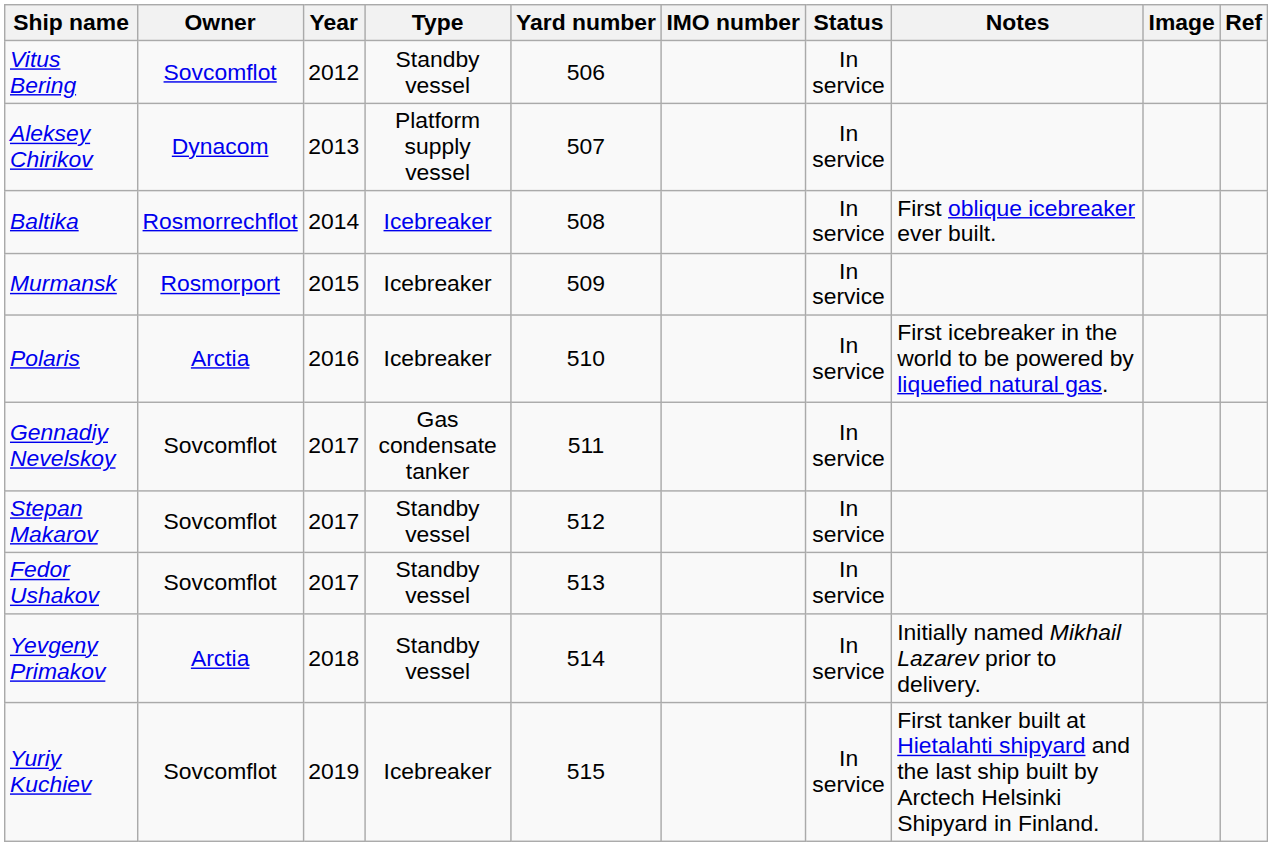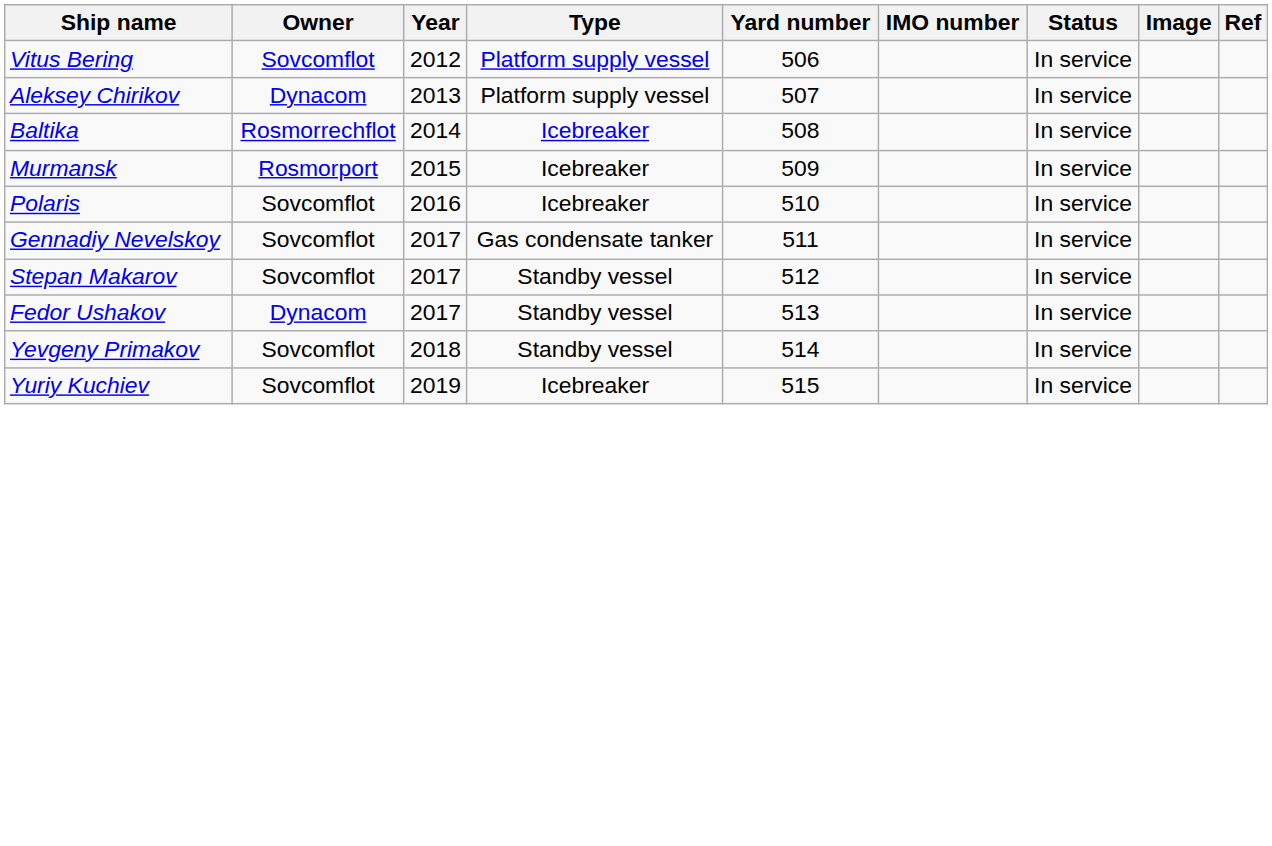- column: (1018, 22)
(438, 71) Standby vessel -> (595, 58) Platform supply vessel
(220, 358) Arctia -> (318, 204) Sovcomflot
(220, 583) Sovcomflot -> (318, 312) Dynacom
(220, 658) Arctia -> (318, 349) Sovcomflot
